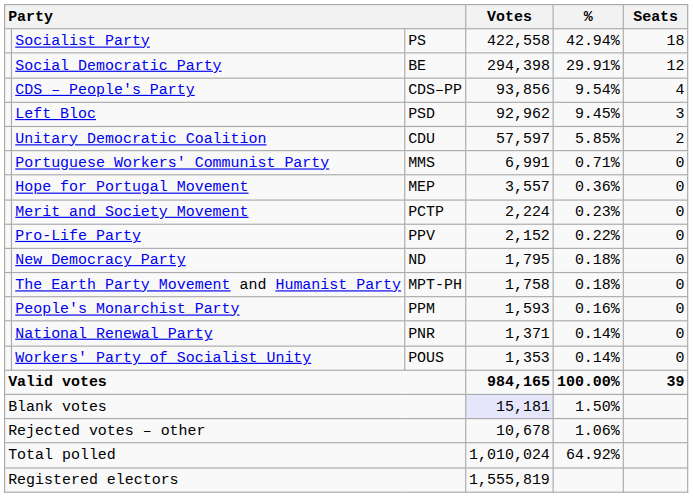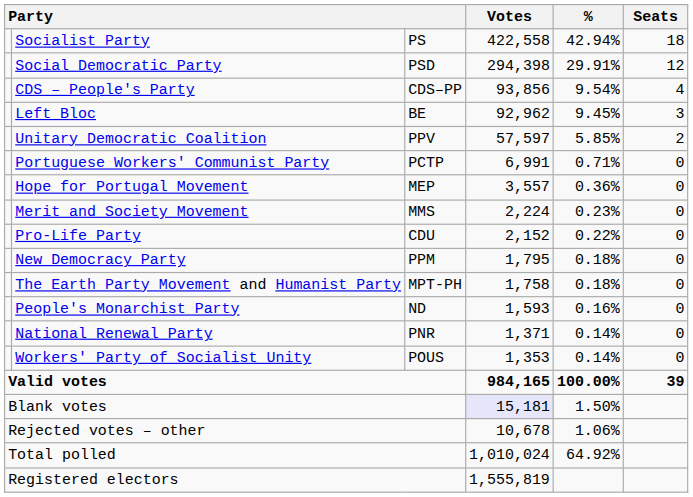(417, 65) BE -> (422, 65) PSD
(422, 114) PSD -> (417, 114) BE
(422, 139) CDU -> (422, 139) PPV
(422, 163) MMS -> (426, 163) PCTP
(426, 212) PCTP -> (422, 212) MMS
(422, 236) PPV -> (422, 236) CDU
(417, 260) ND -> (422, 260) PPM
(422, 309) PPM -> (417, 309) ND
